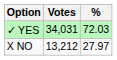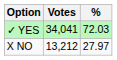(62, 29) 34,031 -> (62, 29) 34,041
